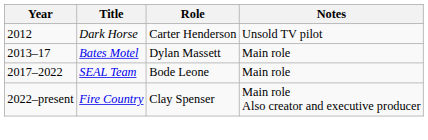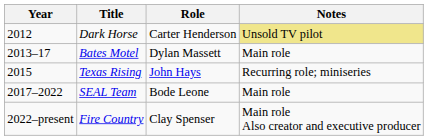(282, 33) no background -> (282, 33) khaki background
+ row: (110, 72)
